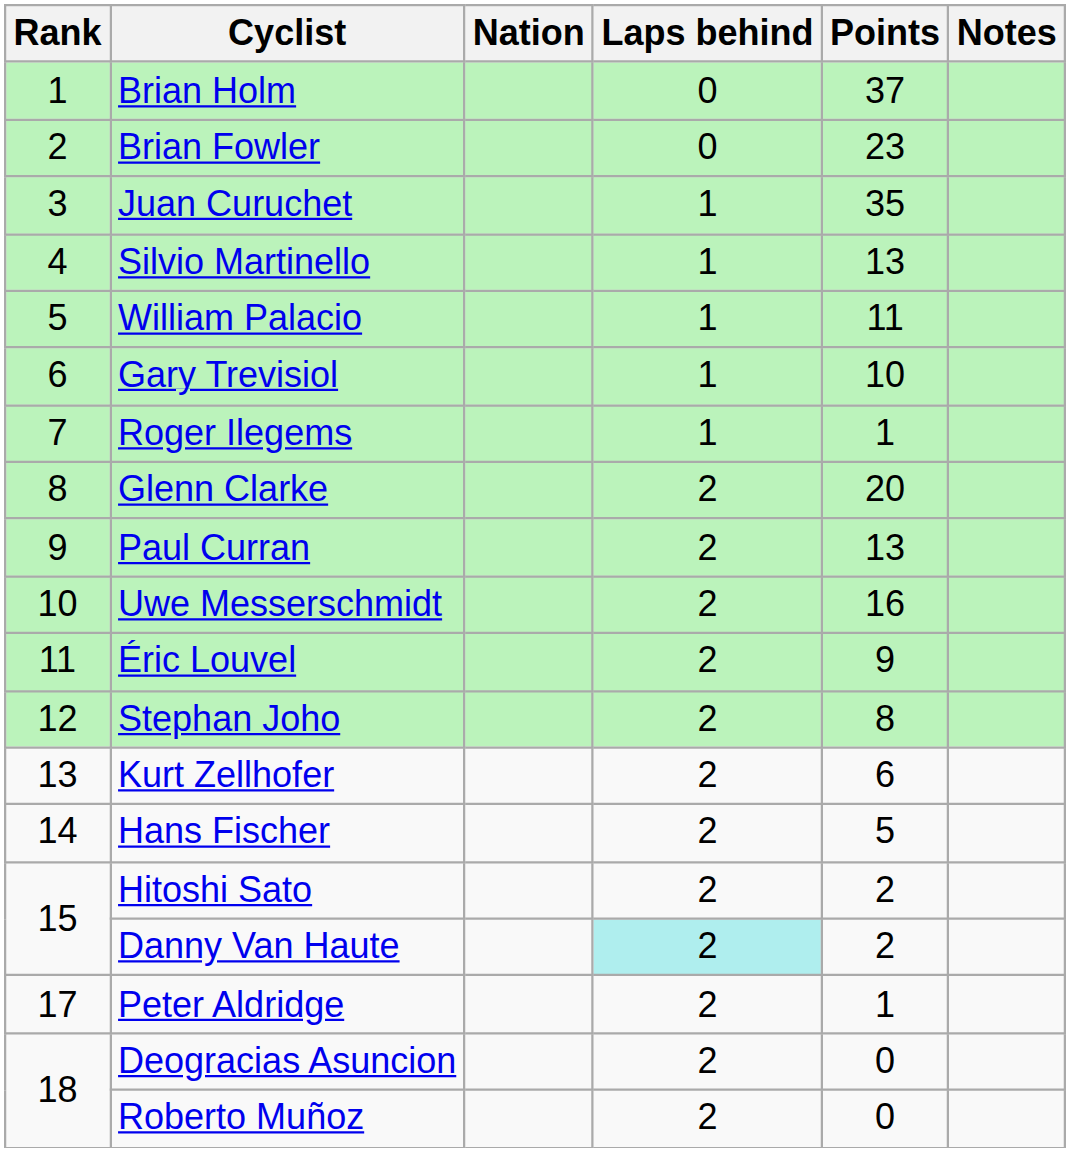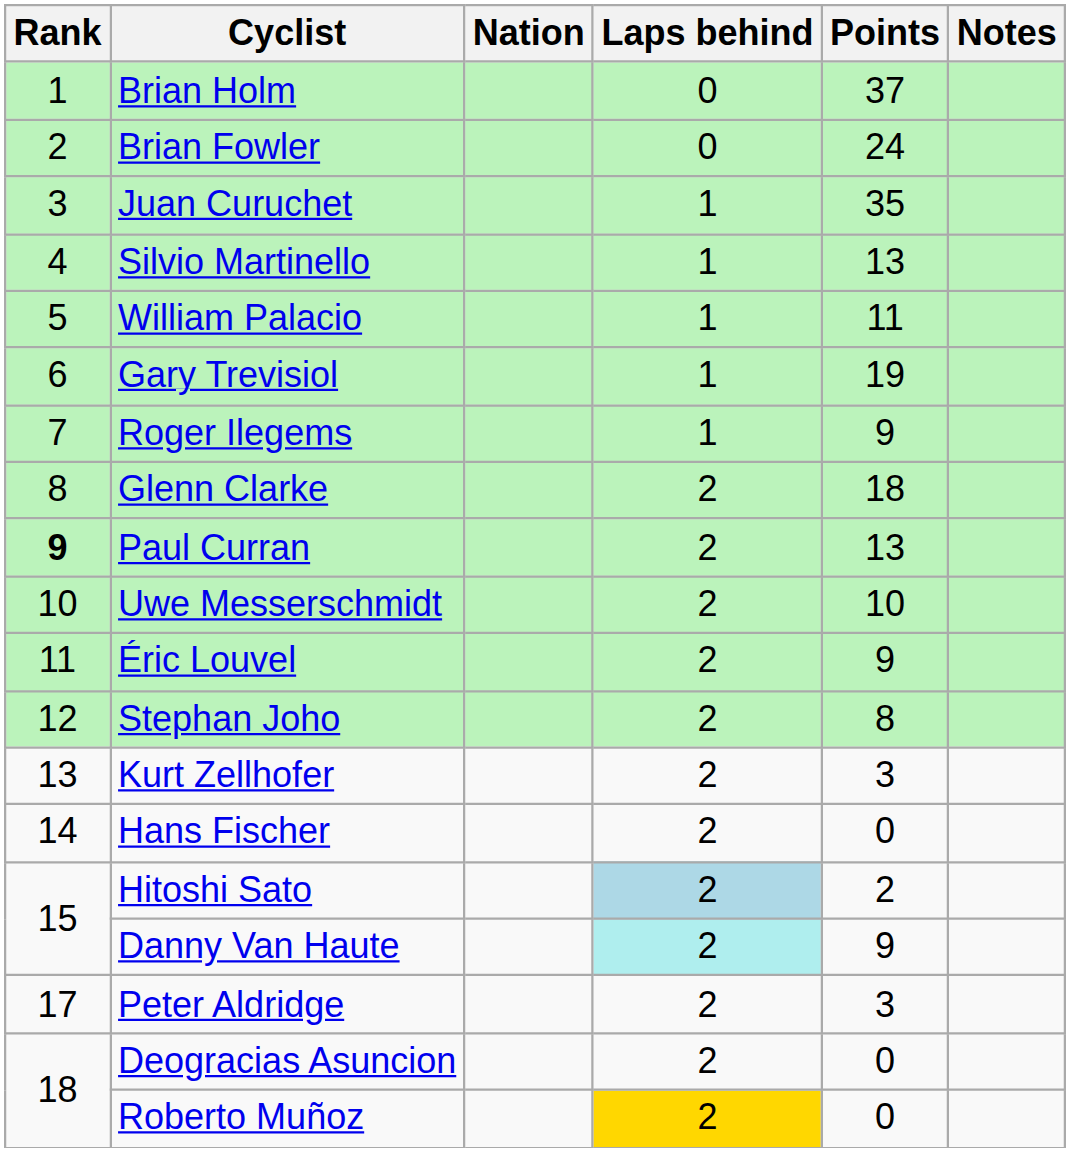(885, 147) 23 -> (885, 147) 24
(885, 375) 10 -> (885, 375) 19
(885, 432) 1 -> (885, 432) 9
(885, 489) 20 -> (885, 489) 18
(57, 546) normal -> (57, 546) bold
(885, 603) 16 -> (885, 603) 10
(885, 775) 6 -> (885, 775) 3
(885, 832) 5 -> (885, 832) 0
(707, 889) no background -> (707, 889) lightblue background
(885, 946) 2 -> (885, 946) 9
(885, 1003) 1 -> (885, 1003) 3
(707, 1117) no background -> (707, 1117) gold background
